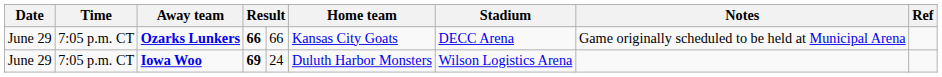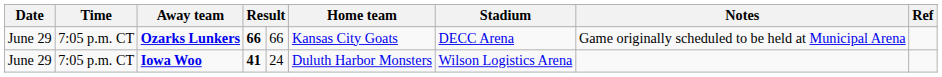(254, 60) 69 -> (254, 60) 41
